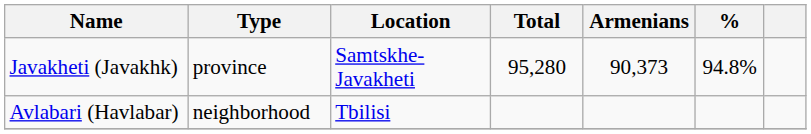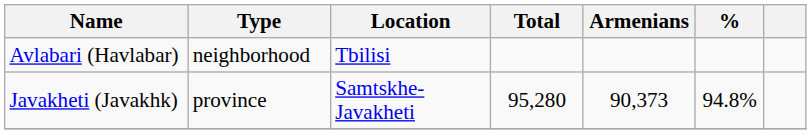rows swapped: (94, 111) <-> (94, 66)
